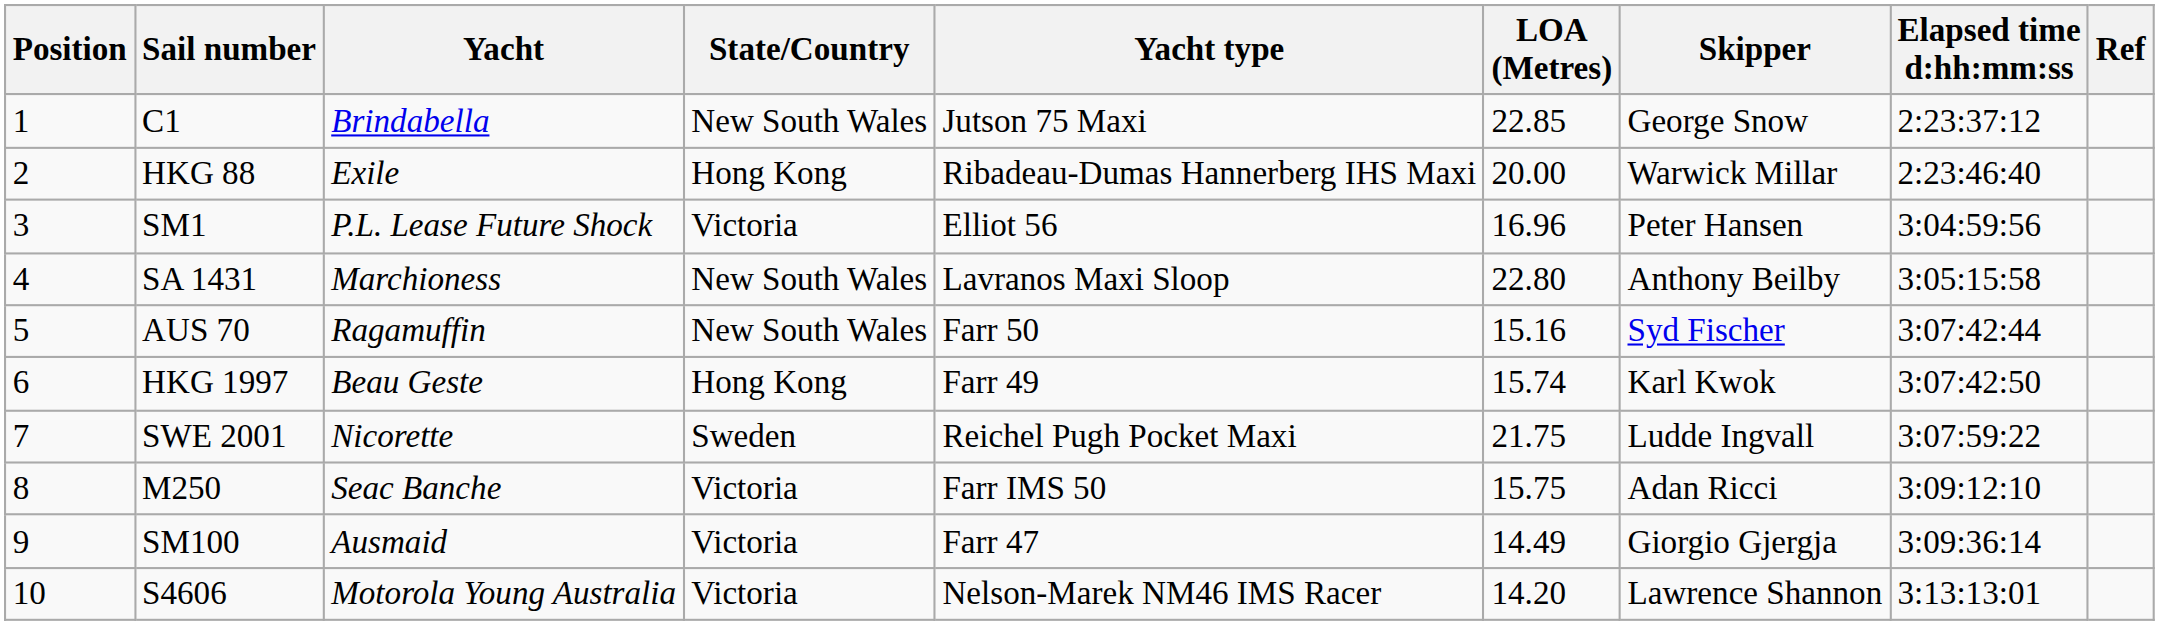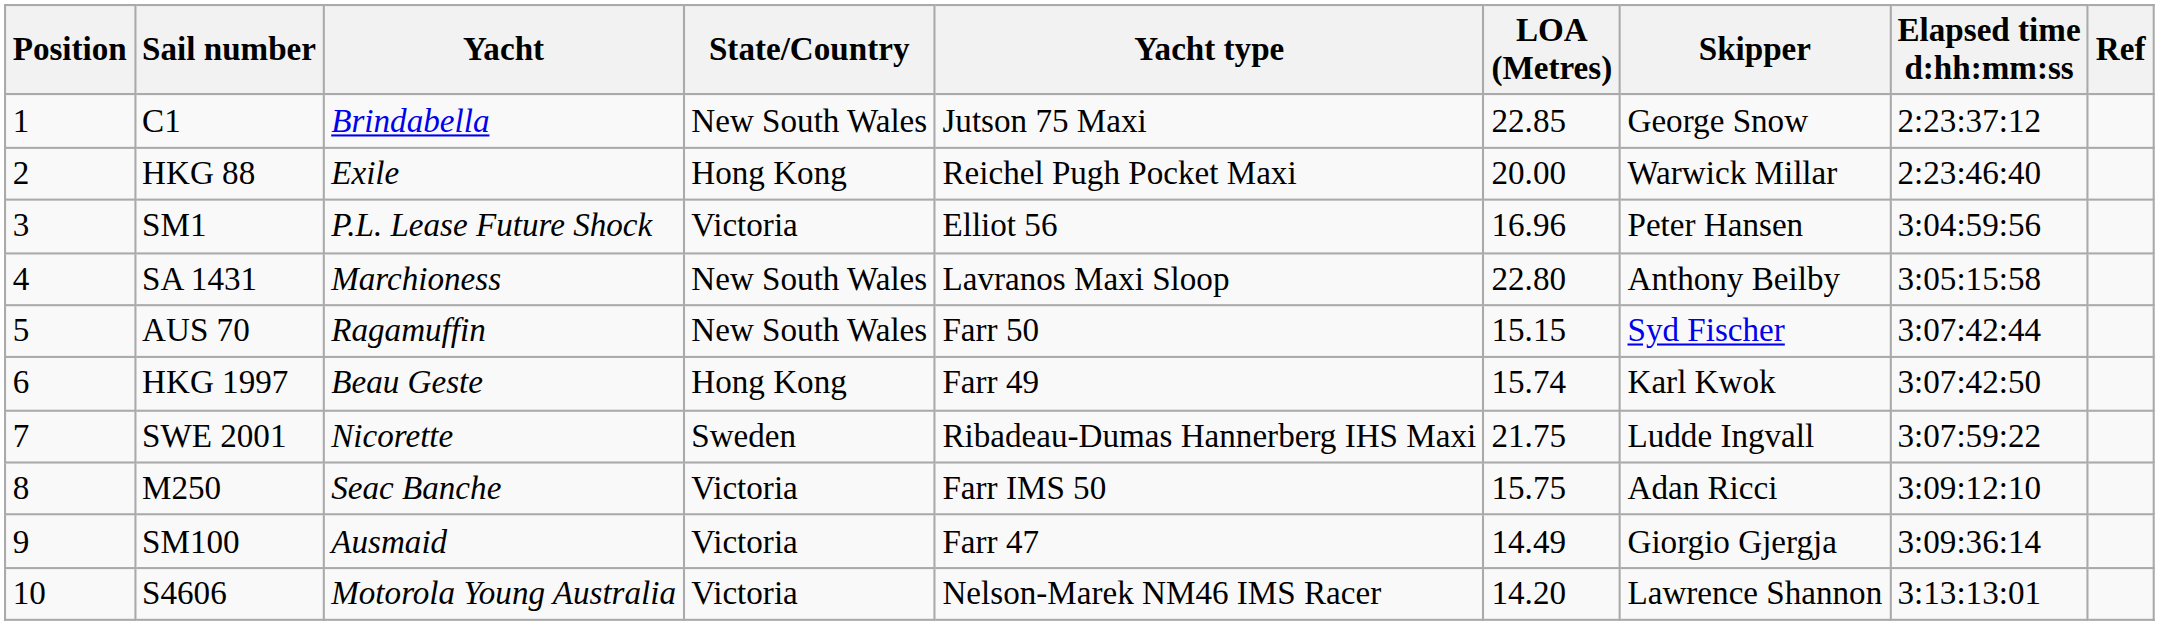(1209, 173) Ribadeau-Dumas Hannerberg IHS Maxi -> (1120, 173) Reichel Pugh Pocket Maxi
(1529, 330) 15.16 -> (1529, 330) 15.15
(1120, 435) Reichel Pugh Pocket Maxi -> (1209, 435) Ribadeau-Dumas Hannerberg IHS Maxi
